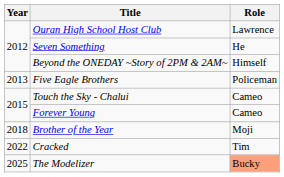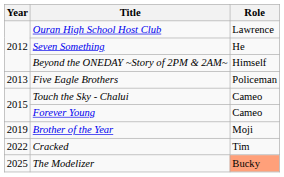(17, 130) 2018 -> (17, 130) 2019
